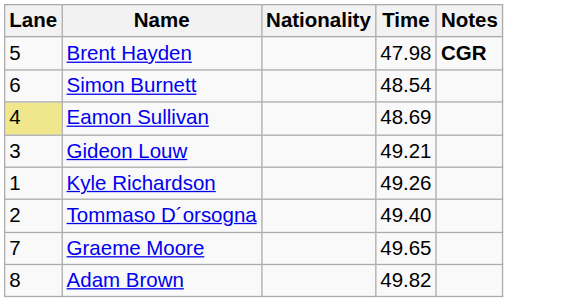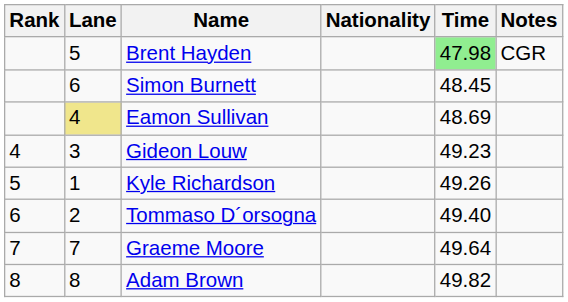+ column: (34, 20)
(406, 53) no background -> (465, 53) lightgreen background
(464, 53) bold -> (523, 53) normal
(406, 85) 48.54 -> (465, 85) 48.45
(406, 150) 49.21 -> (465, 150) 49.23
(406, 248) 49.65 -> (465, 248) 49.64
